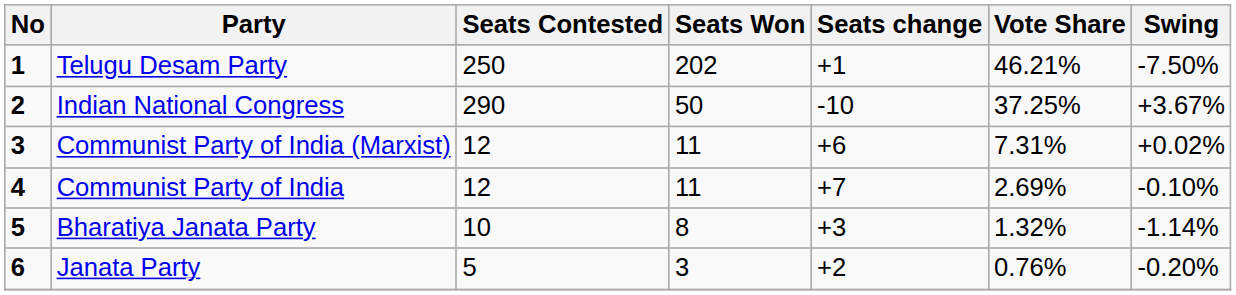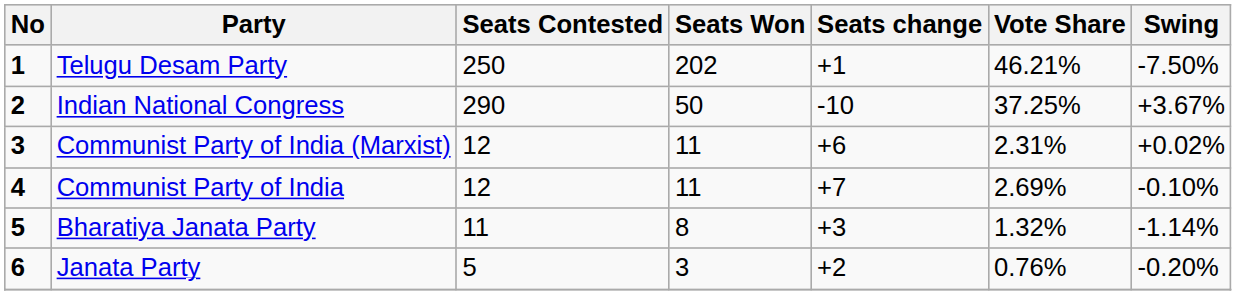(1030, 146) 7.31% -> (1030, 146) 2.31%
(477, 227) 10 -> (476, 227) 11
